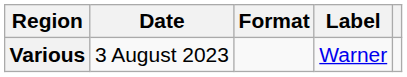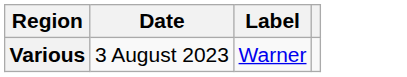- column: (274, 21)
